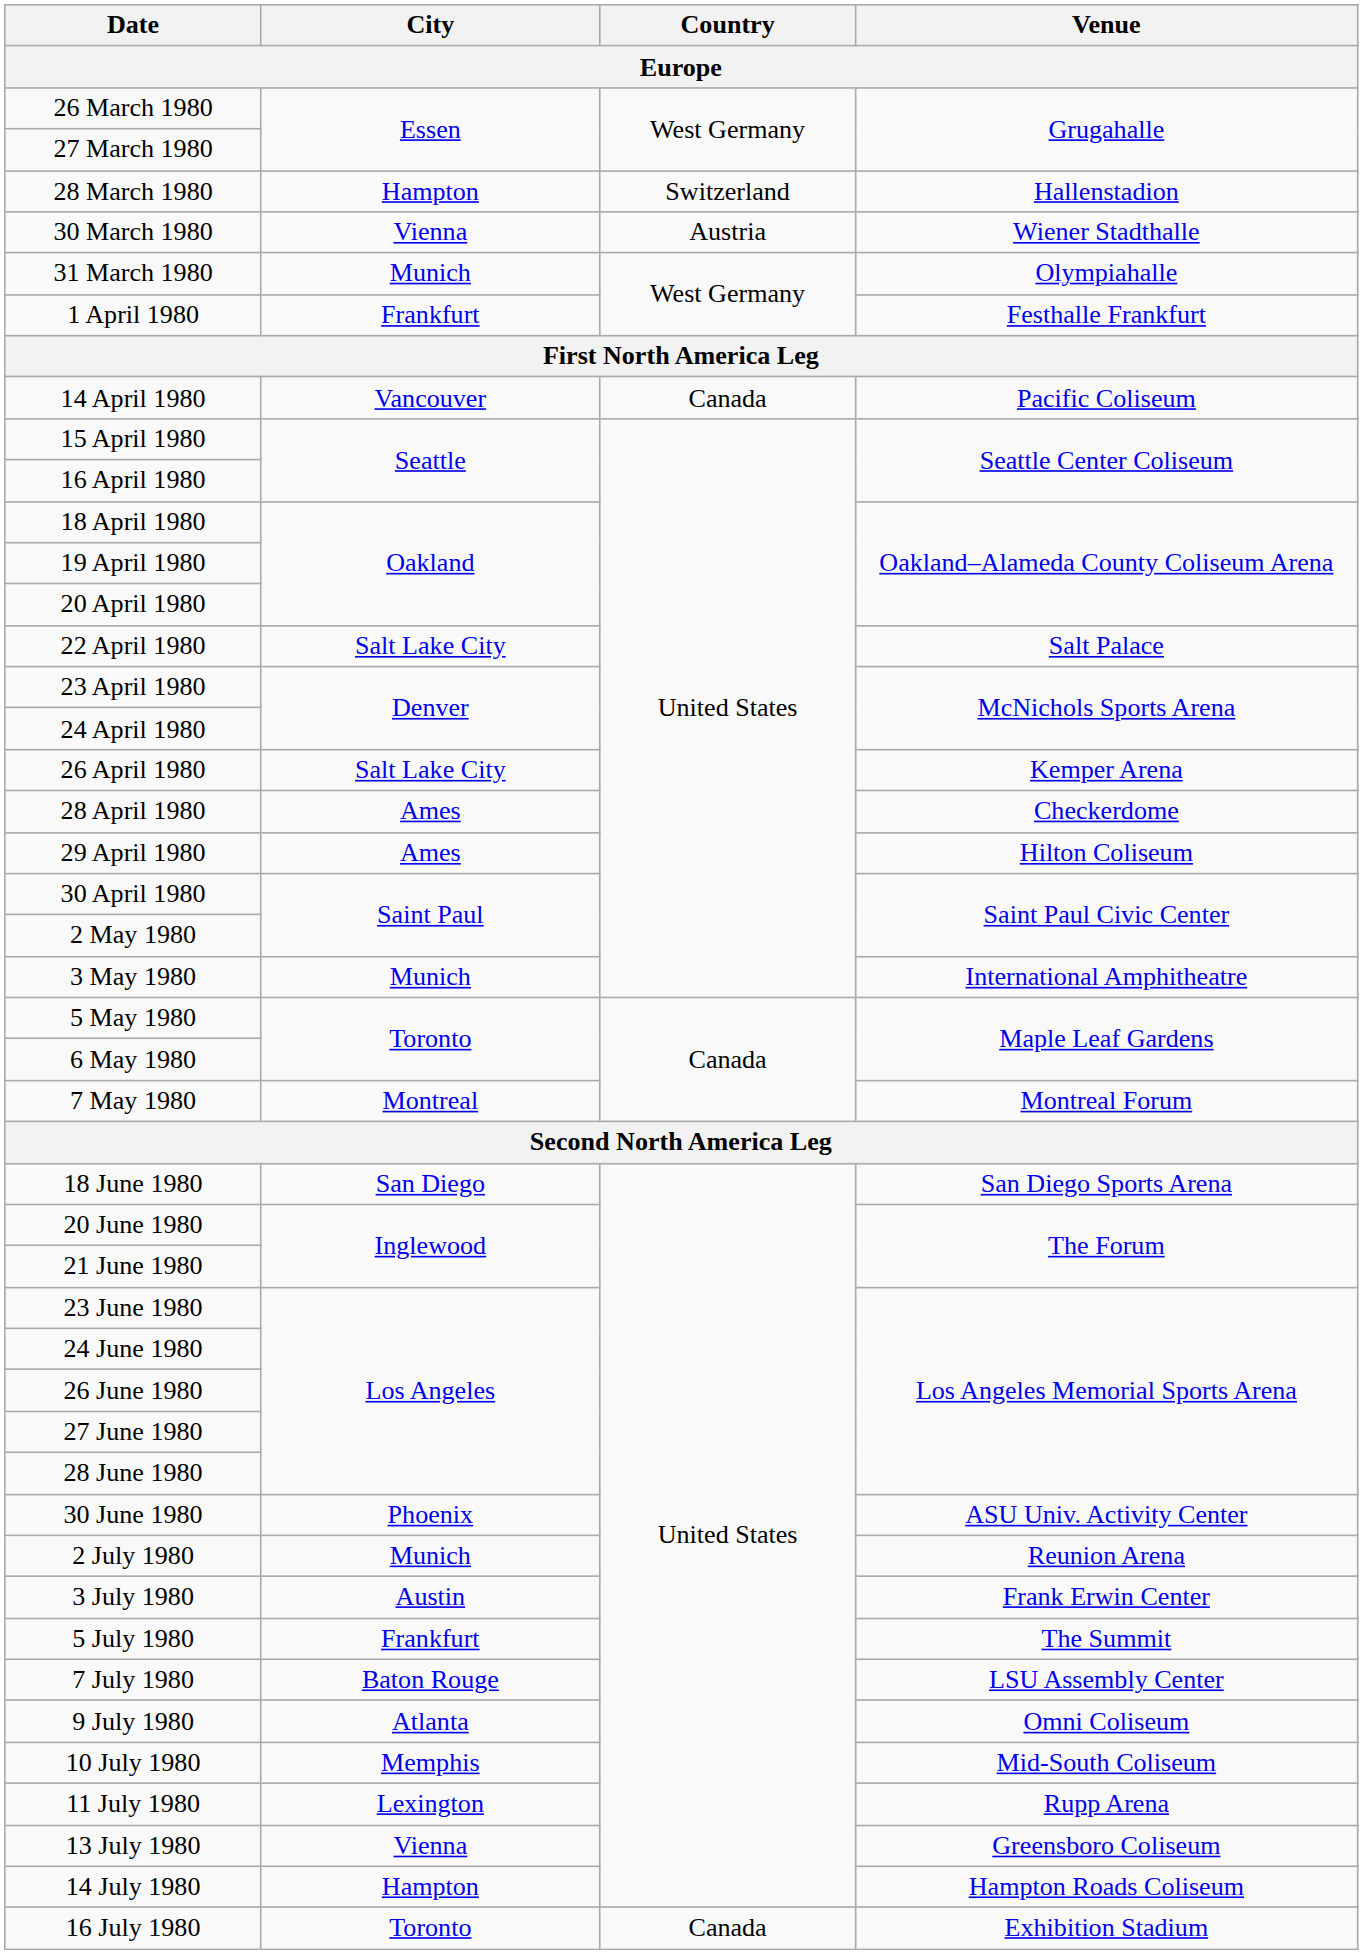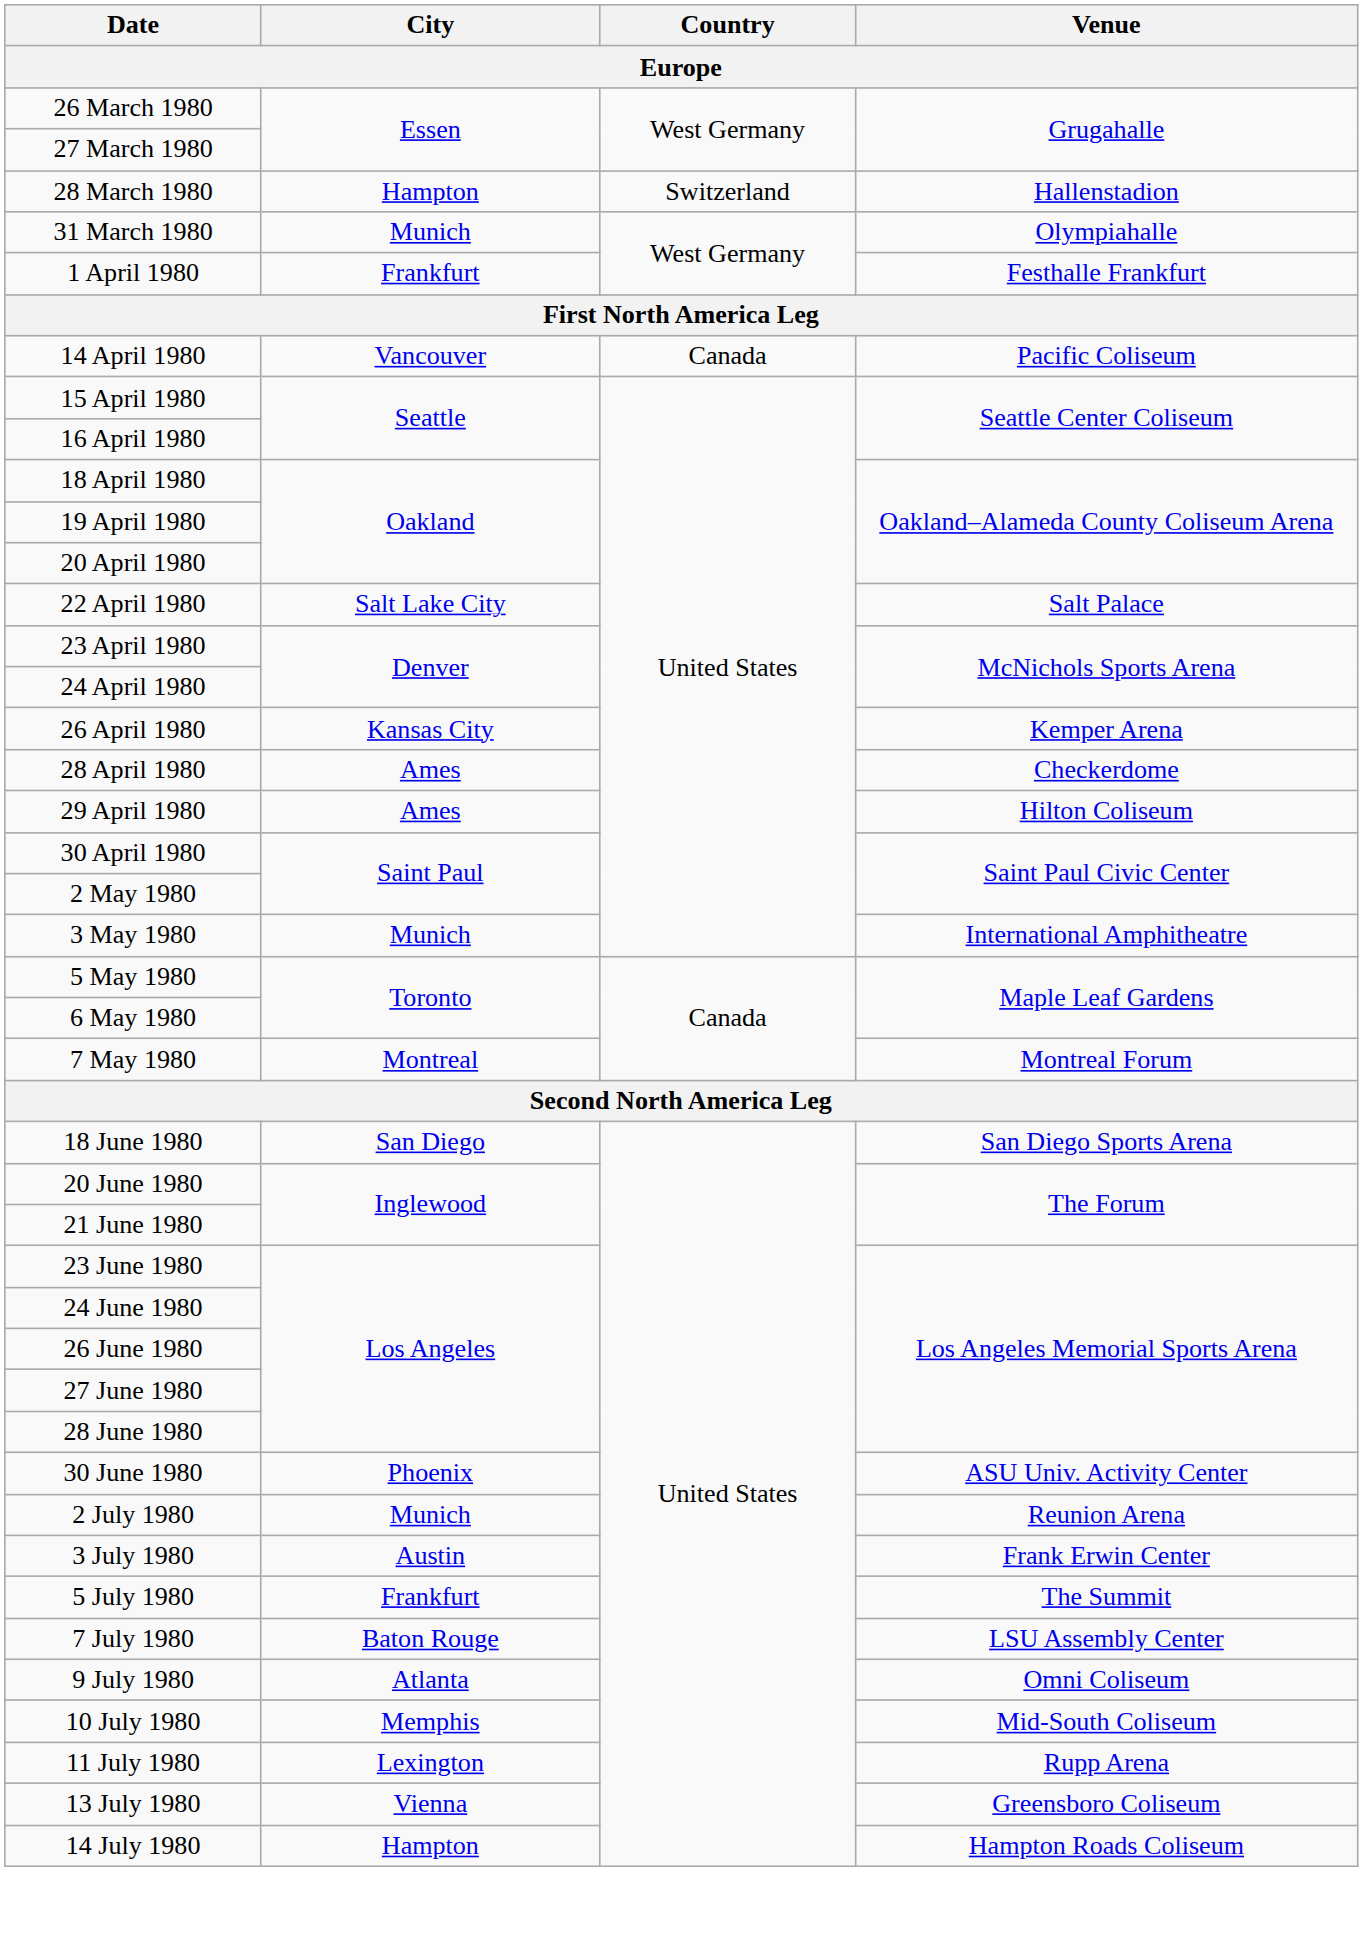- row: (133, 231)
(430, 769) Salt Lake City -> (430, 728) Kansas City
- row: (133, 1927)
